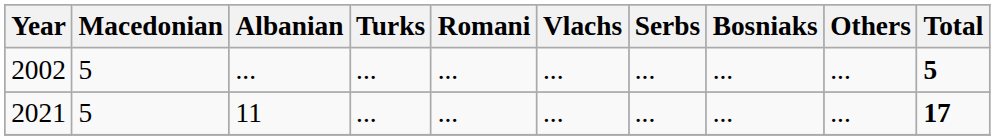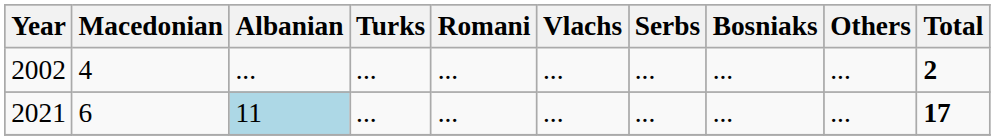(85, 69) 5 -> (85, 69) 4
(930, 69) 5 -> (930, 69) 2
(85, 112) 5 -> (85, 112) 6
(249, 112) no background -> (249, 112) lightblue background
